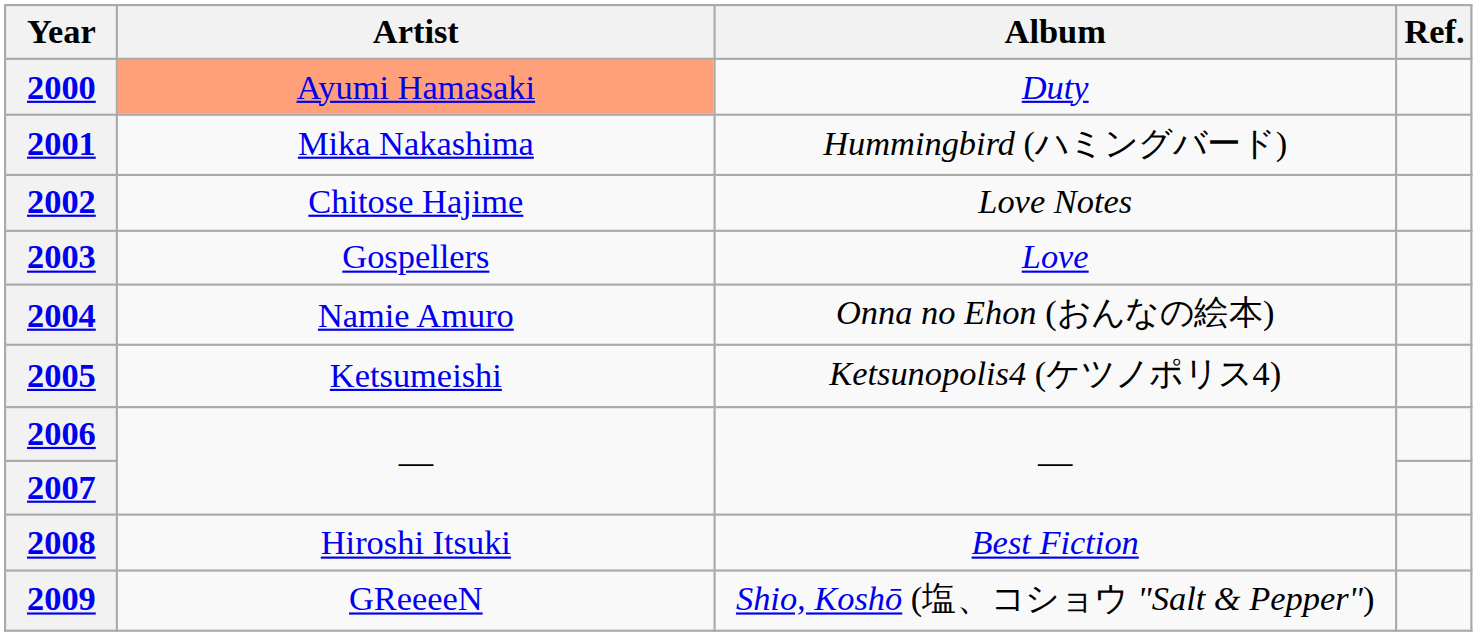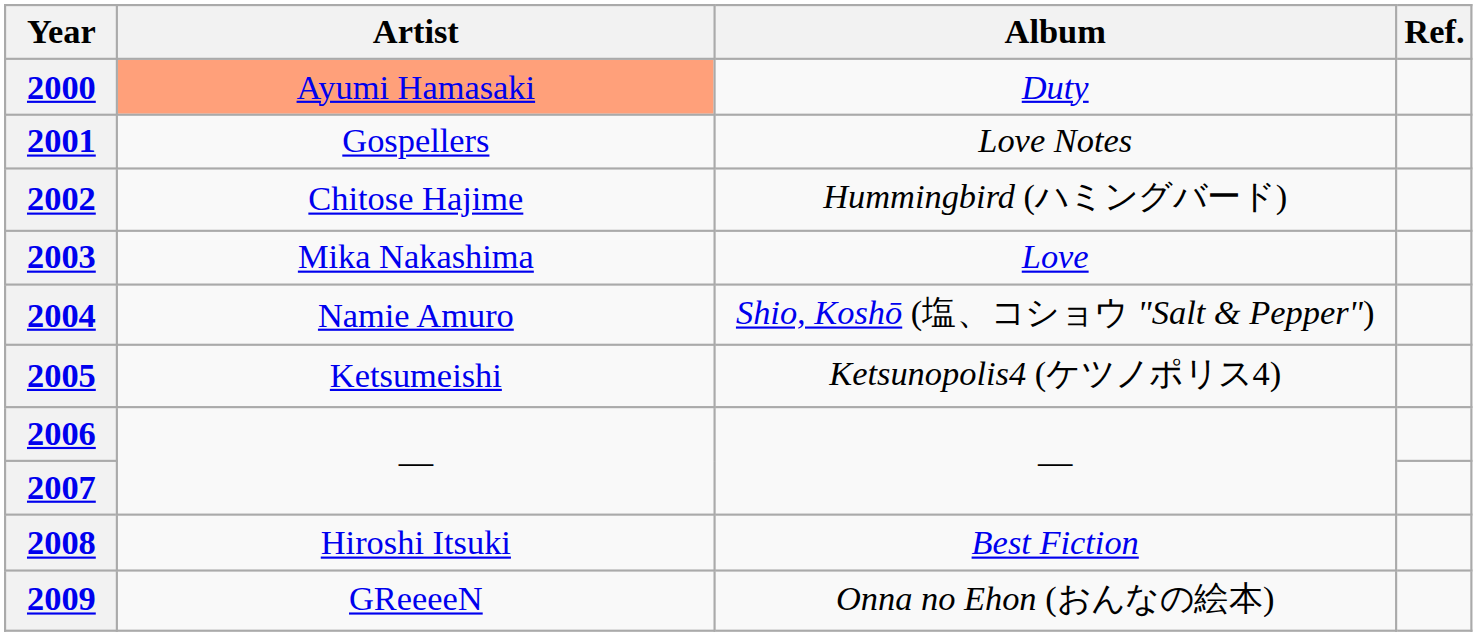(416, 144) Mika Nakashima -> (416, 140) Gospellers
(1055, 143) Hummingbird (ハミングバード) -> (1055, 140) Love Notes
(1055, 201) Love Notes -> (1055, 197) Hummingbird (ハミングバード)
(416, 256) Gospellers -> (416, 256) Mika Nakashima
(1055, 313) Onna no Ehon (おんなの絵本) -> (1055, 313) Shio, Koshō (塩、コショウ "Salt & Pepper")
(1055, 598) Shio, Koshō (塩、コショウ "Salt & Pepper") -> (1055, 598) Onna no Ehon (おんなの絵本)
